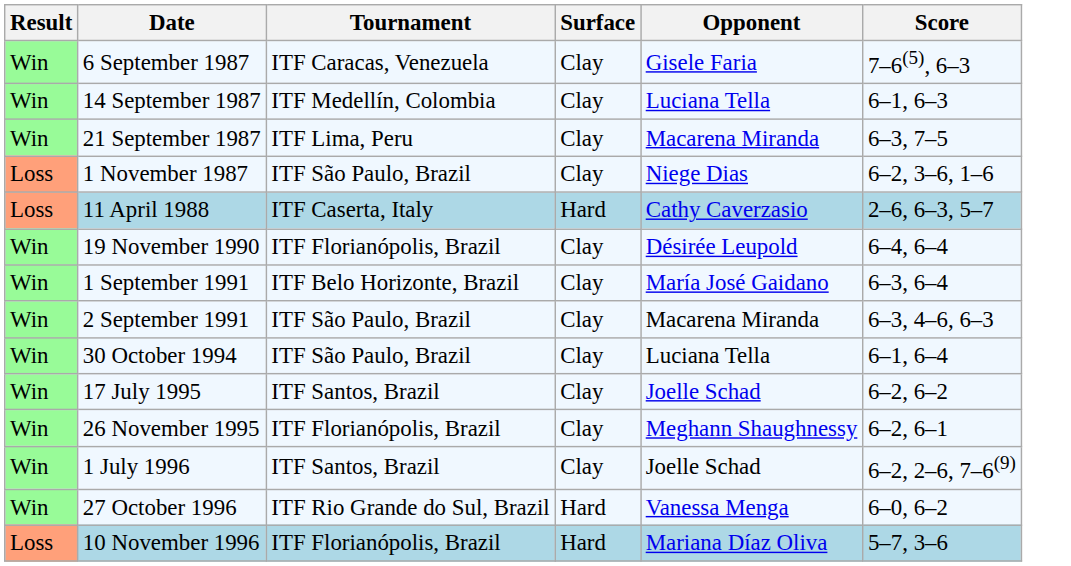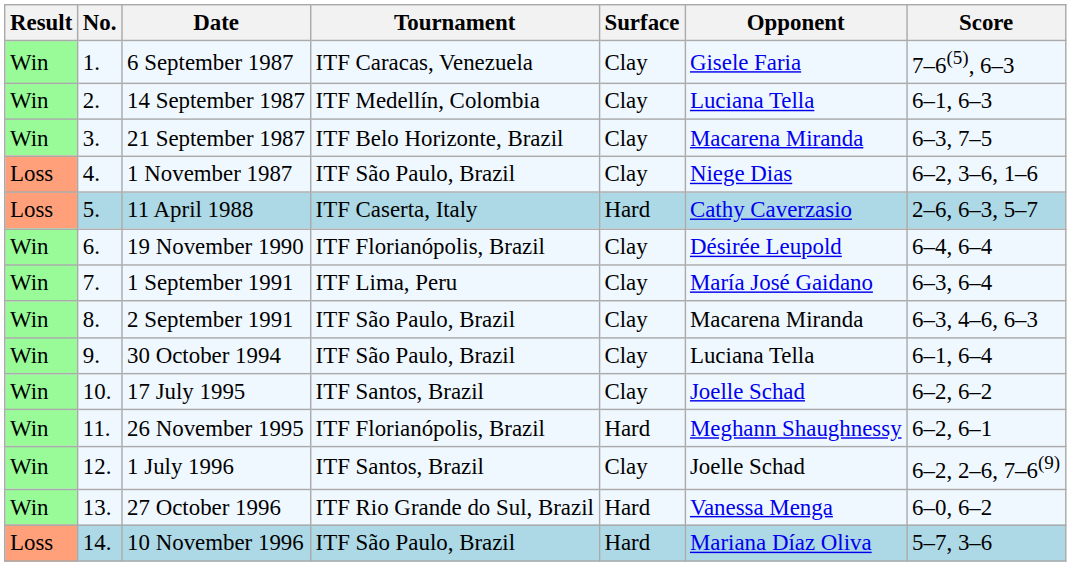+ column: (100, 22)
(342, 137) ITF Lima, Peru -> (439, 137) ITF Belo Horizonte, Brazil
(395, 282) ITF Belo Horizonte, Brazil -> (386, 282) ITF Lima, Peru
(582, 427) Clay -> (627, 427) Hard
(386, 543) ITF Florianópolis, Brazil -> (415, 543) ITF São Paulo, Brazil
